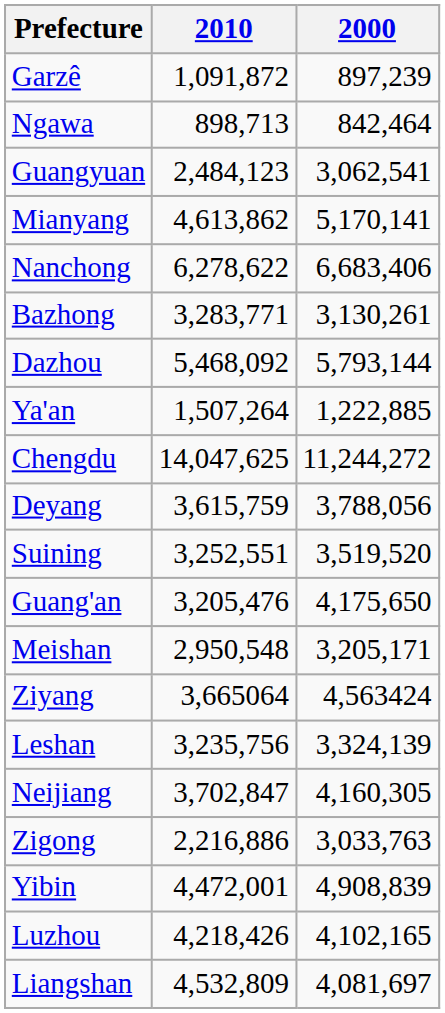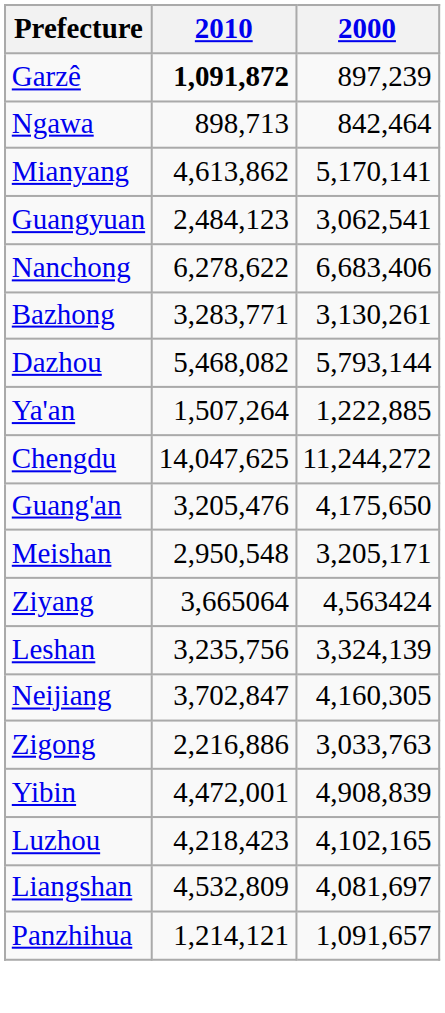(231, 76) normal -> (231, 76) bold
rows swapped: (70, 219) <-> (78, 171)
(231, 362) 5,468,092 -> (231, 362) 5,468,082
- row: (57, 506)
- row: (57, 553)
(231, 935) 4,218,426 -> (231, 840) 4,218,423
+ row: (72, 935)
